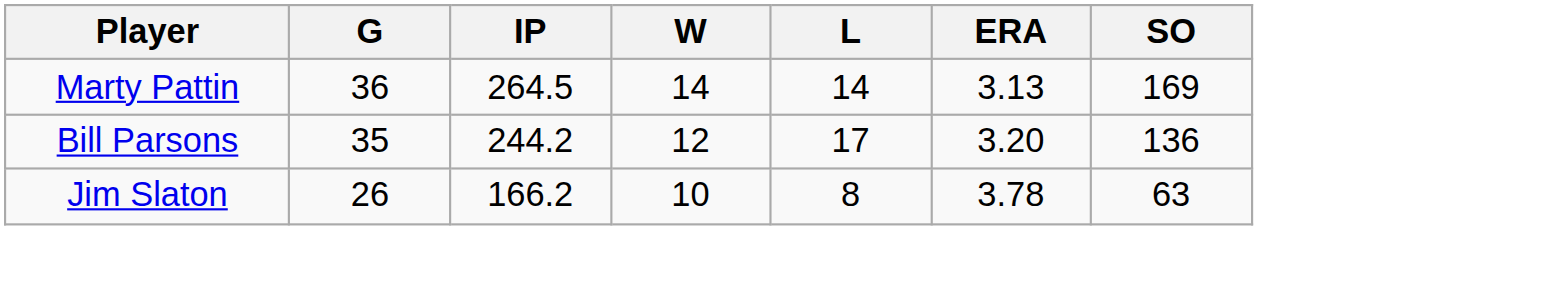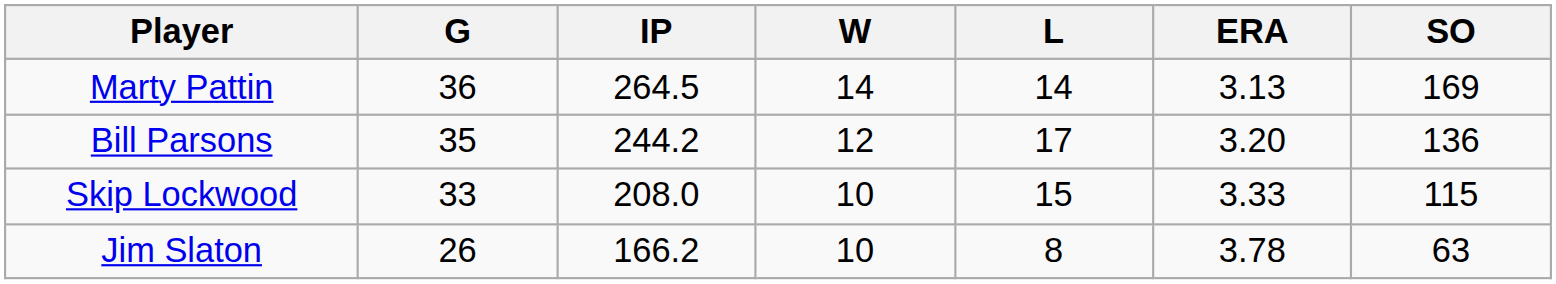+ row: (182, 195)
